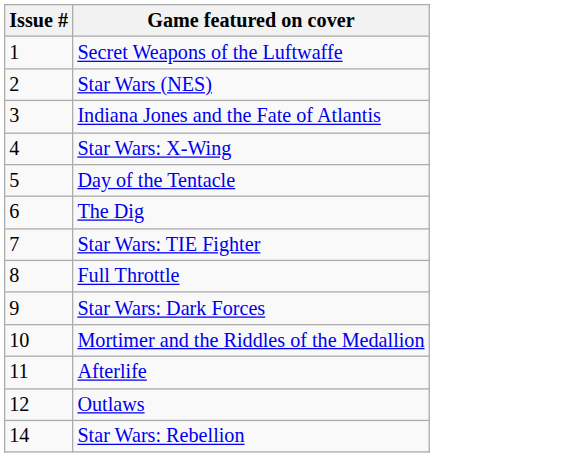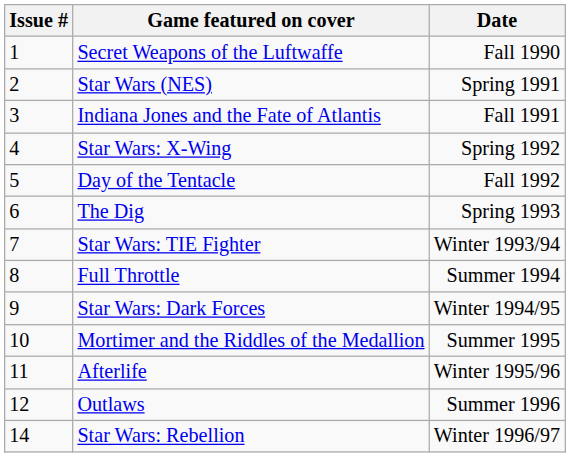+ column: (497, 20)
